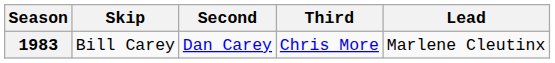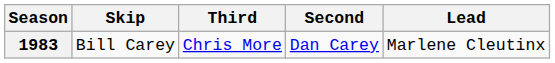columns swapped: (329, 18) <-> (227, 18)
